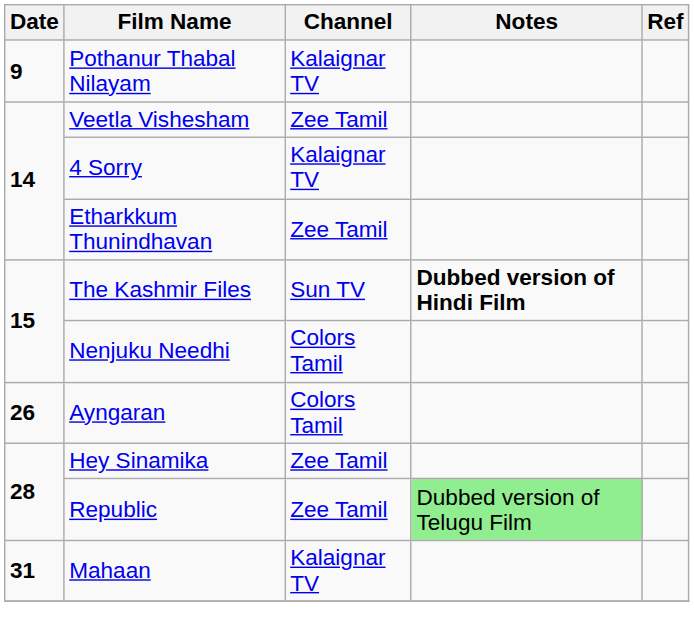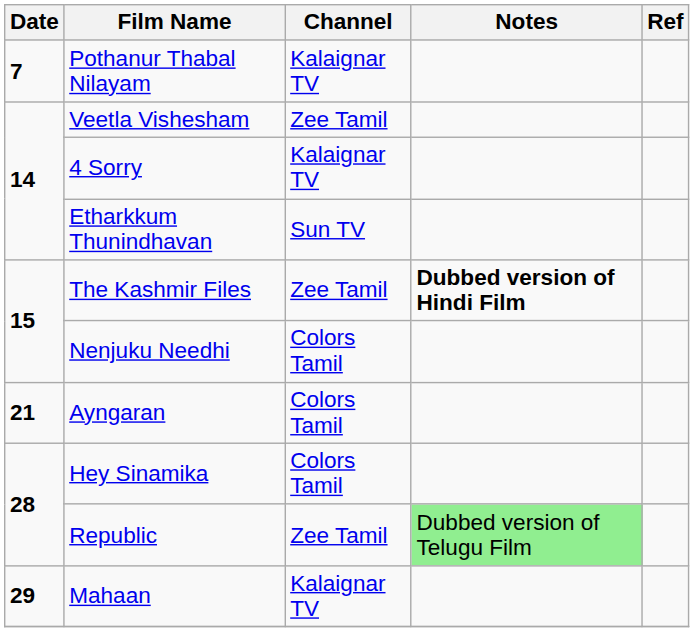(16, 70) 9 -> (16, 70) 7
(339, 228) Zee Tamil -> (328, 228) Sun TV
(328, 290) Sun TV -> (339, 290) Zee Tamil
(22, 412) 26 -> (22, 412) 21
(339, 460) Zee Tamil -> (323, 473) Colors Tamil
(22, 570) 31 -> (22, 595) 29
